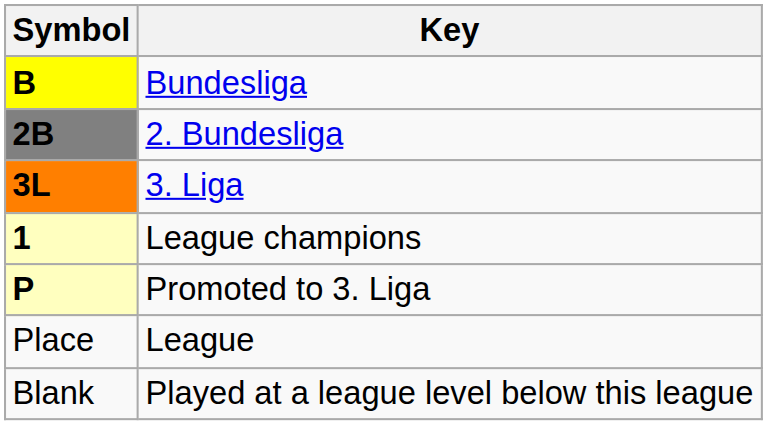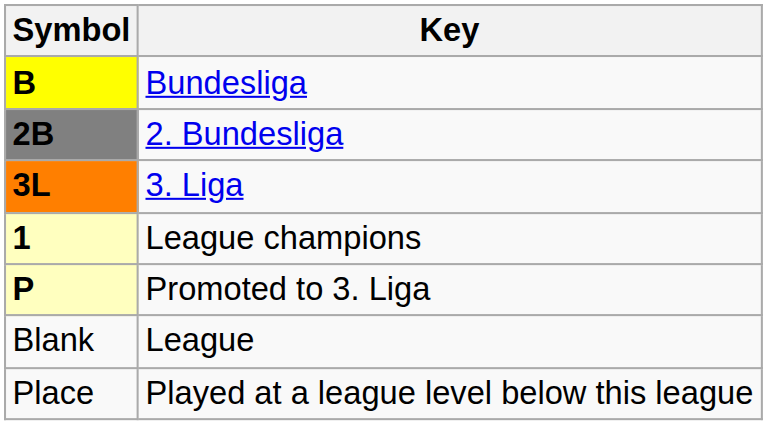(53, 340) Place -> (53, 340) Blank
(53, 392) Blank -> (53, 392) Place
